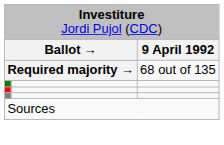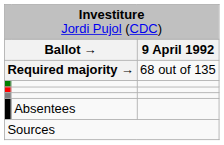+ row: (8, 109)
